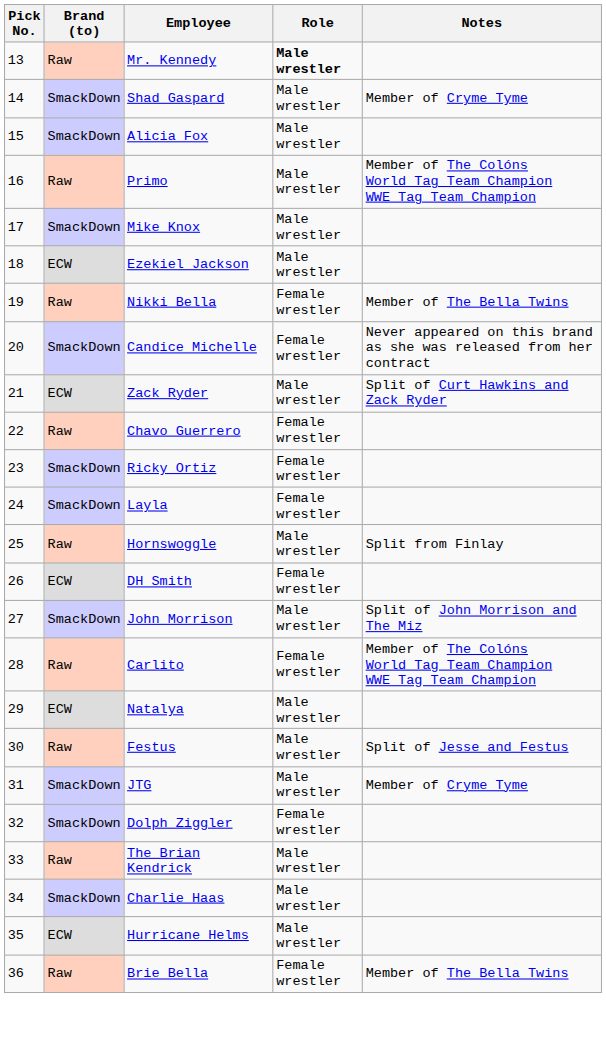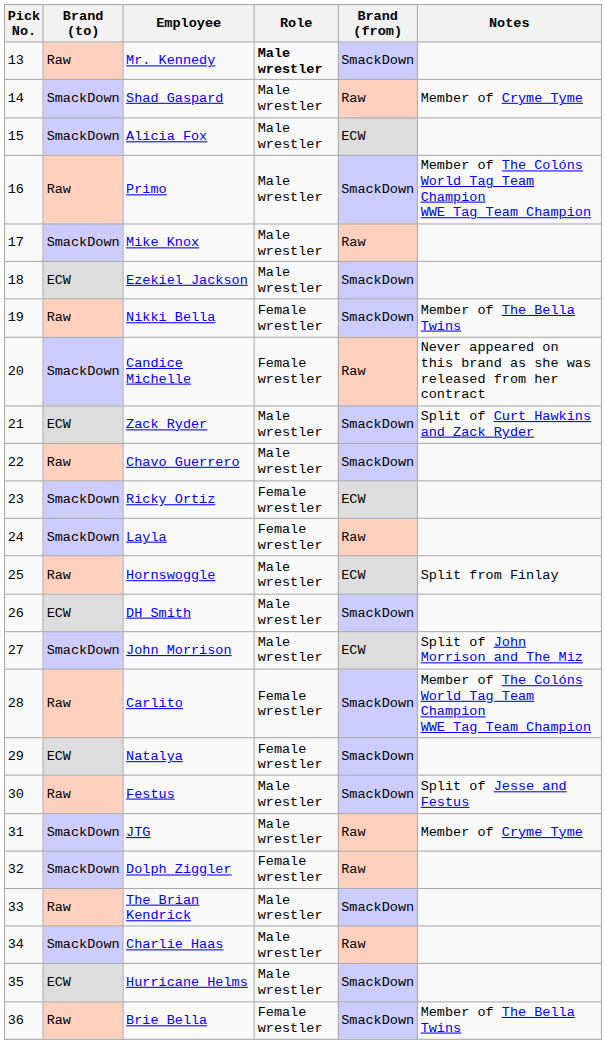+ column: (378, 23)
(309, 431) Female wrestler -> (290, 462) Male wrestler
(309, 581) Female wrestler -> (290, 613) Male wrestler
(309, 710) Male wrestler -> (290, 757) Female wrestler
